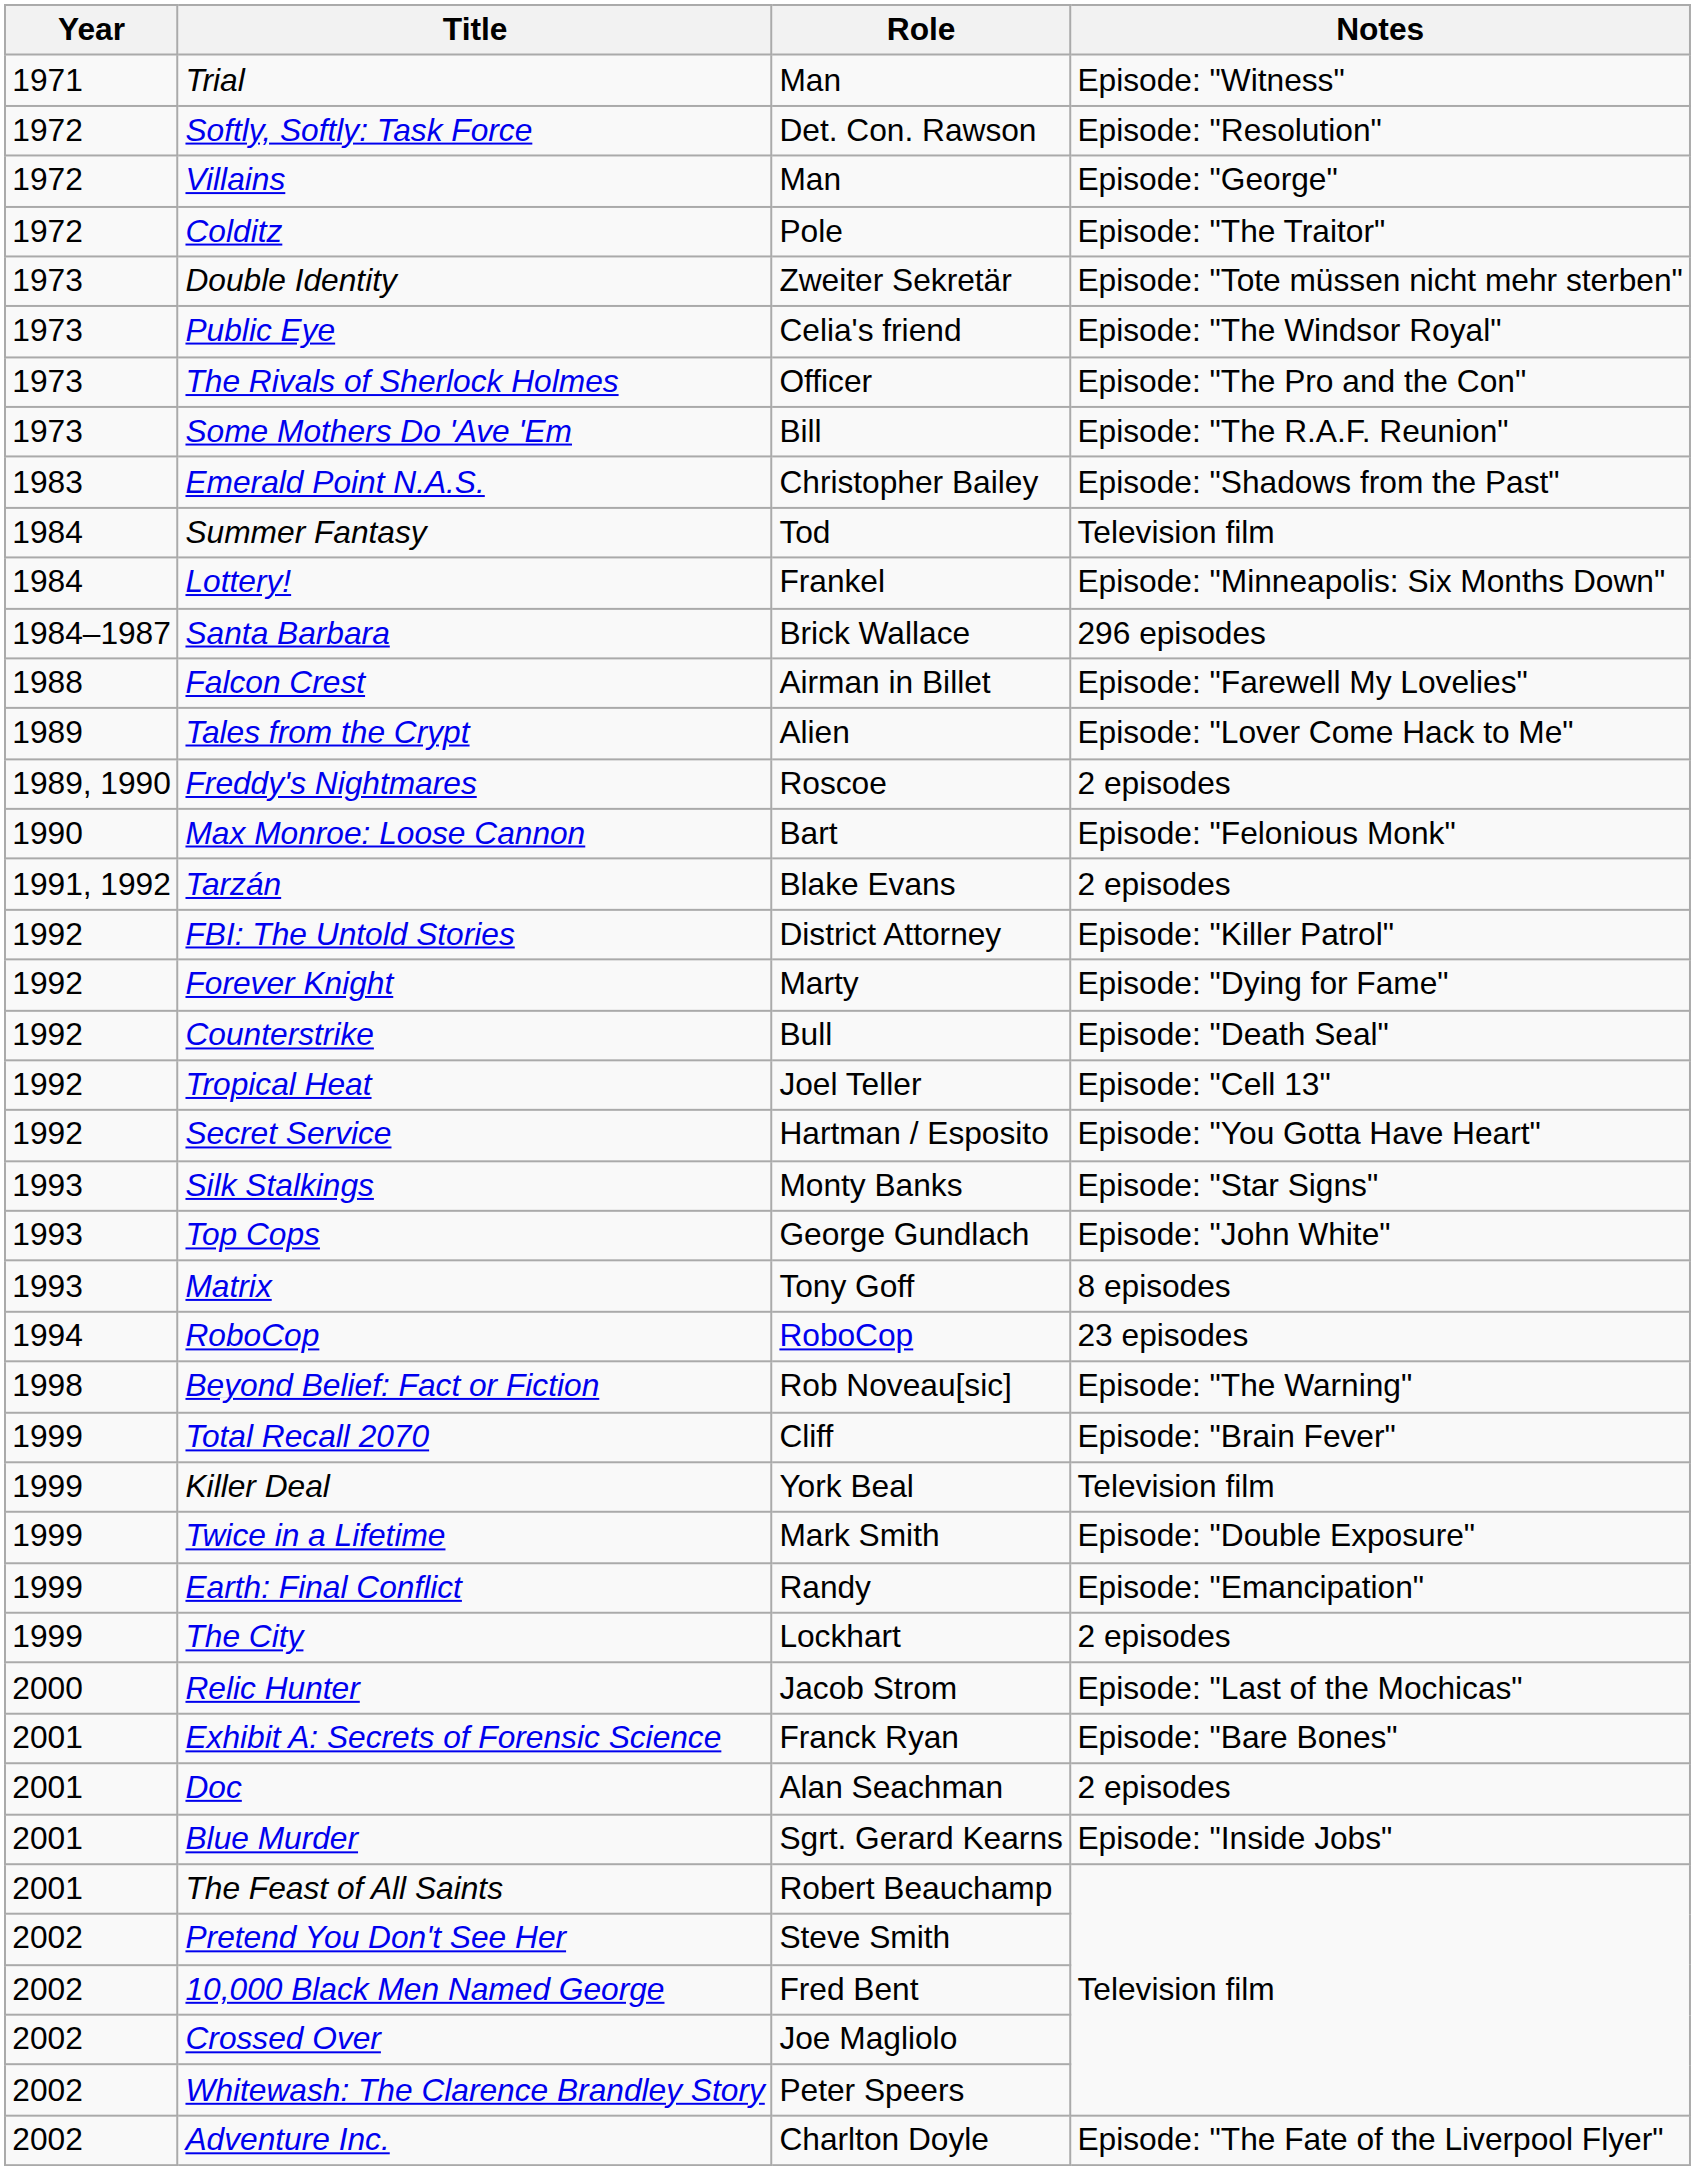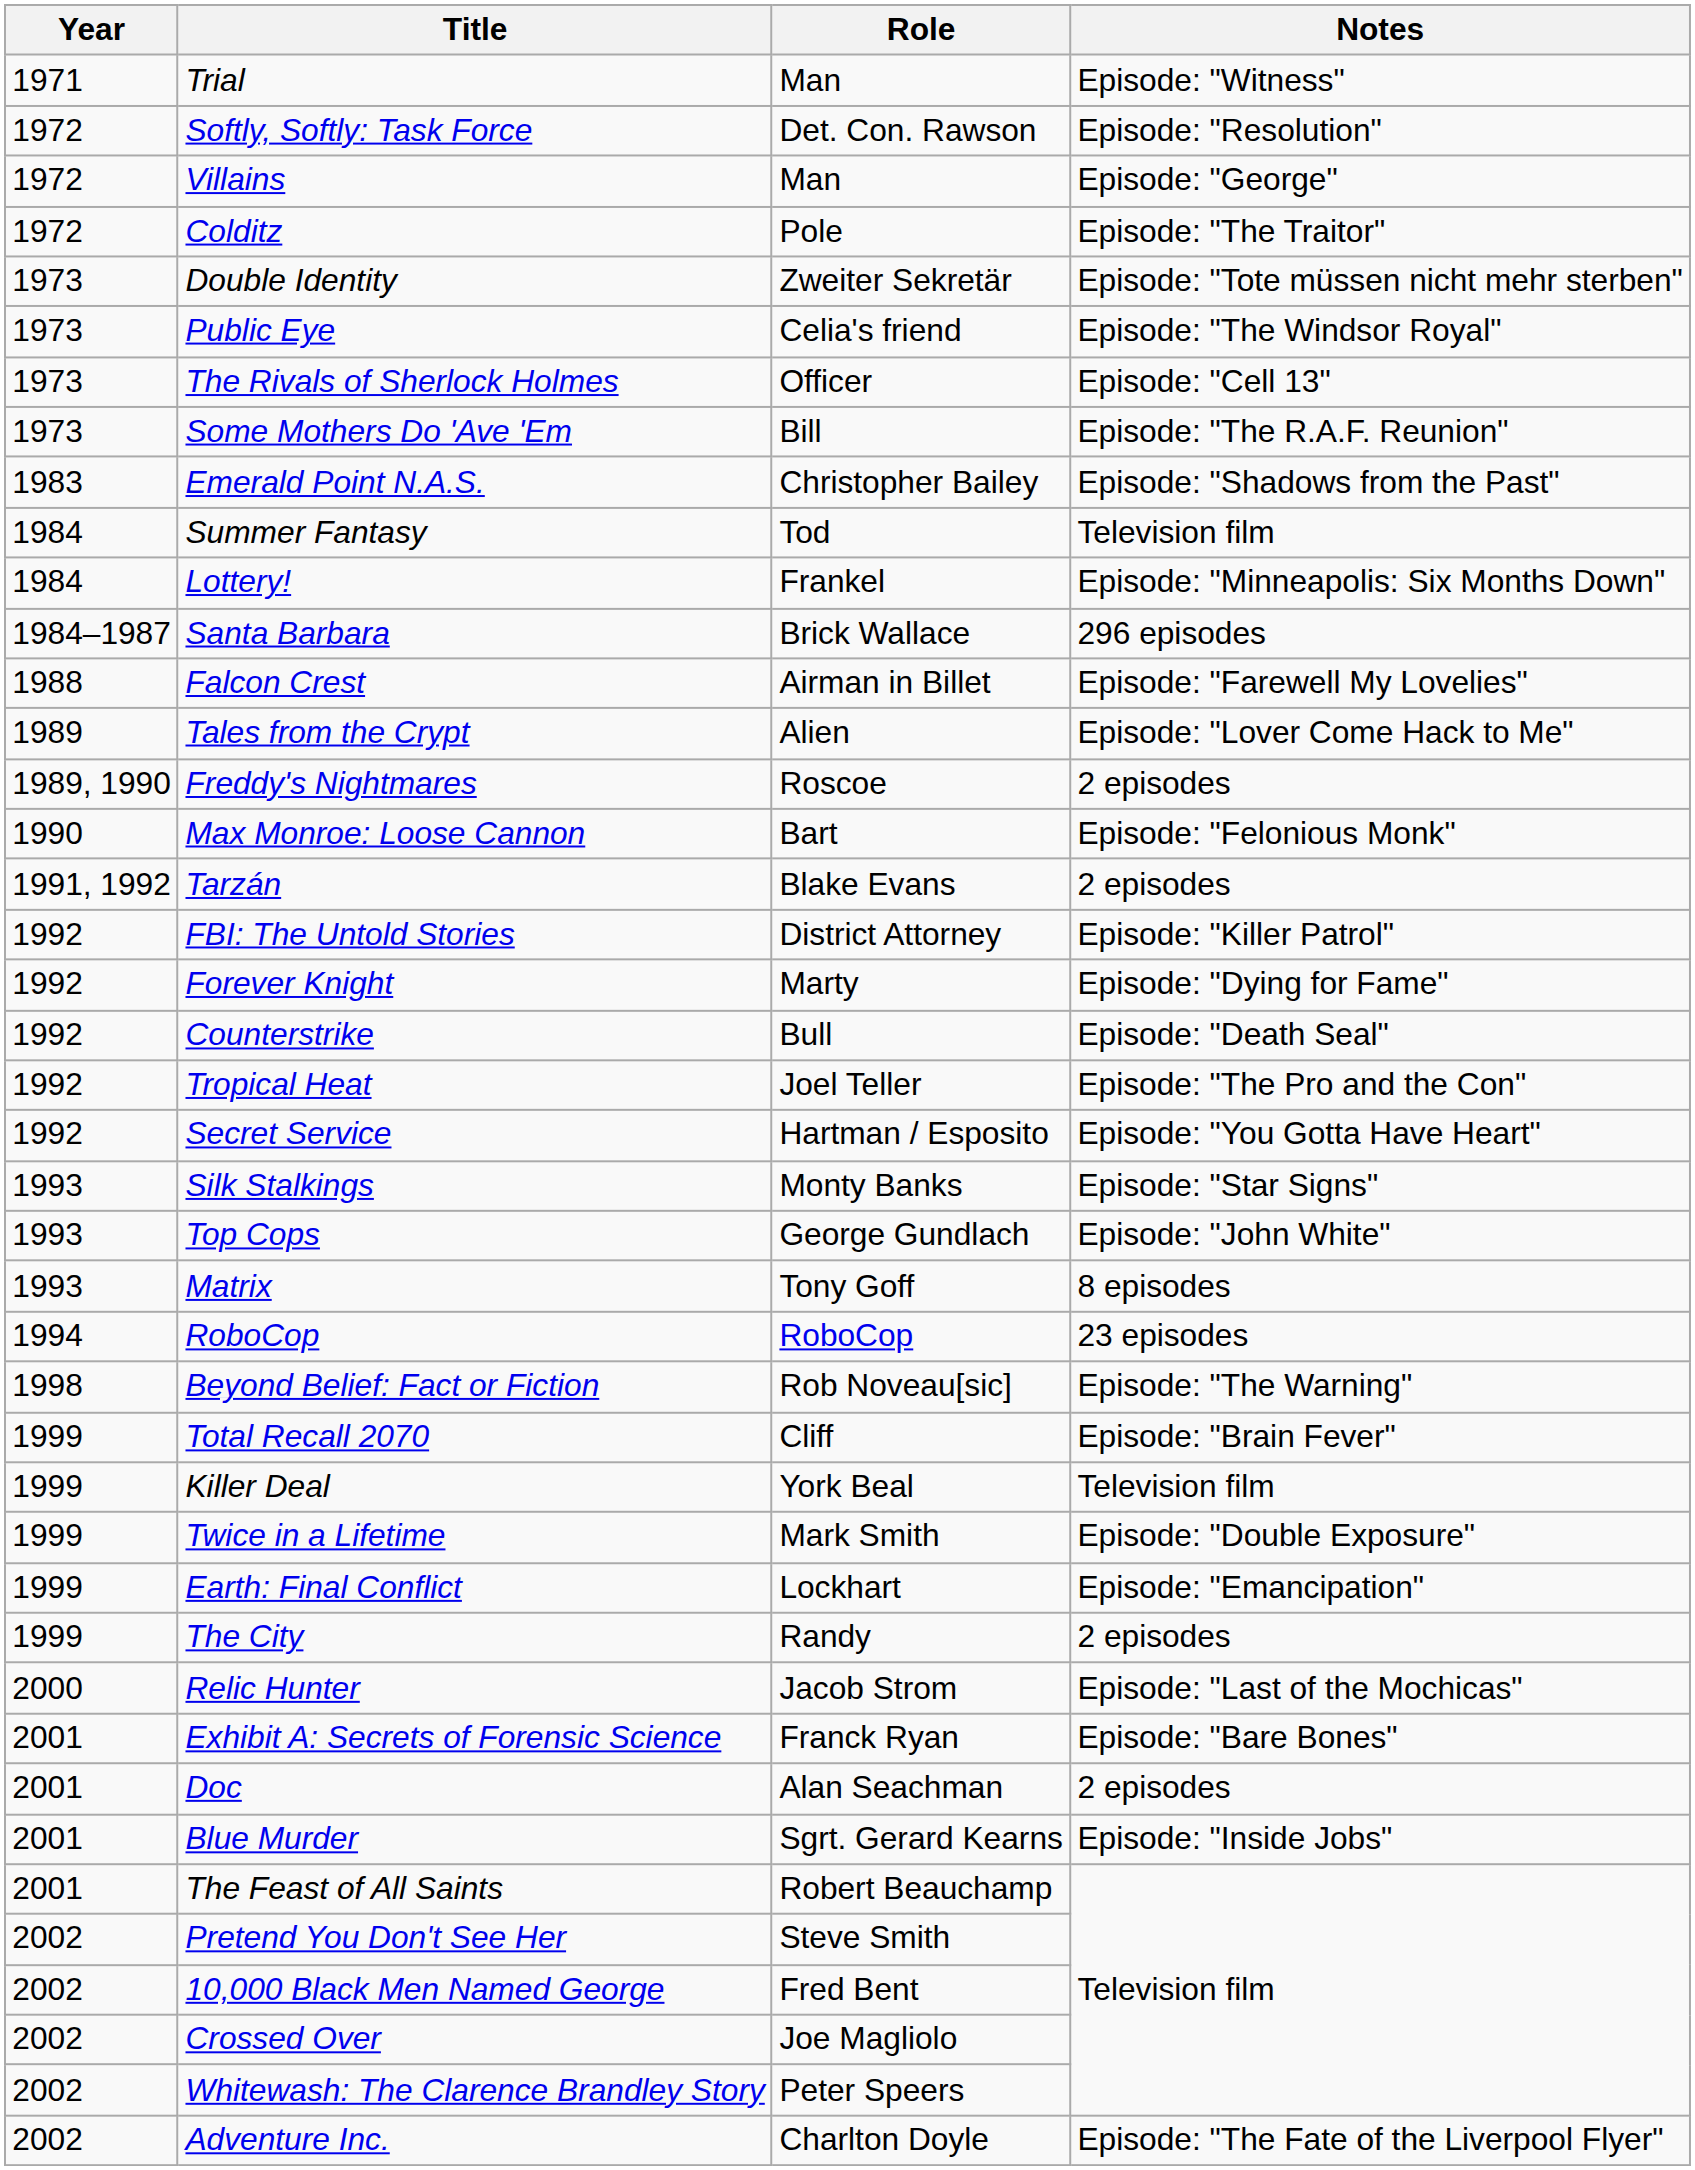(1302, 381) Episode: "The Pro and the Con" -> (1204, 381) Episode: "Cell 13"
(1204, 1084) Episode: "Cell 13" -> (1302, 1084) Episode: "The Pro and the Con"
(825, 1587) Randy -> (840, 1587) Lockhart
(840, 1637) Lockhart -> (825, 1637) Randy
